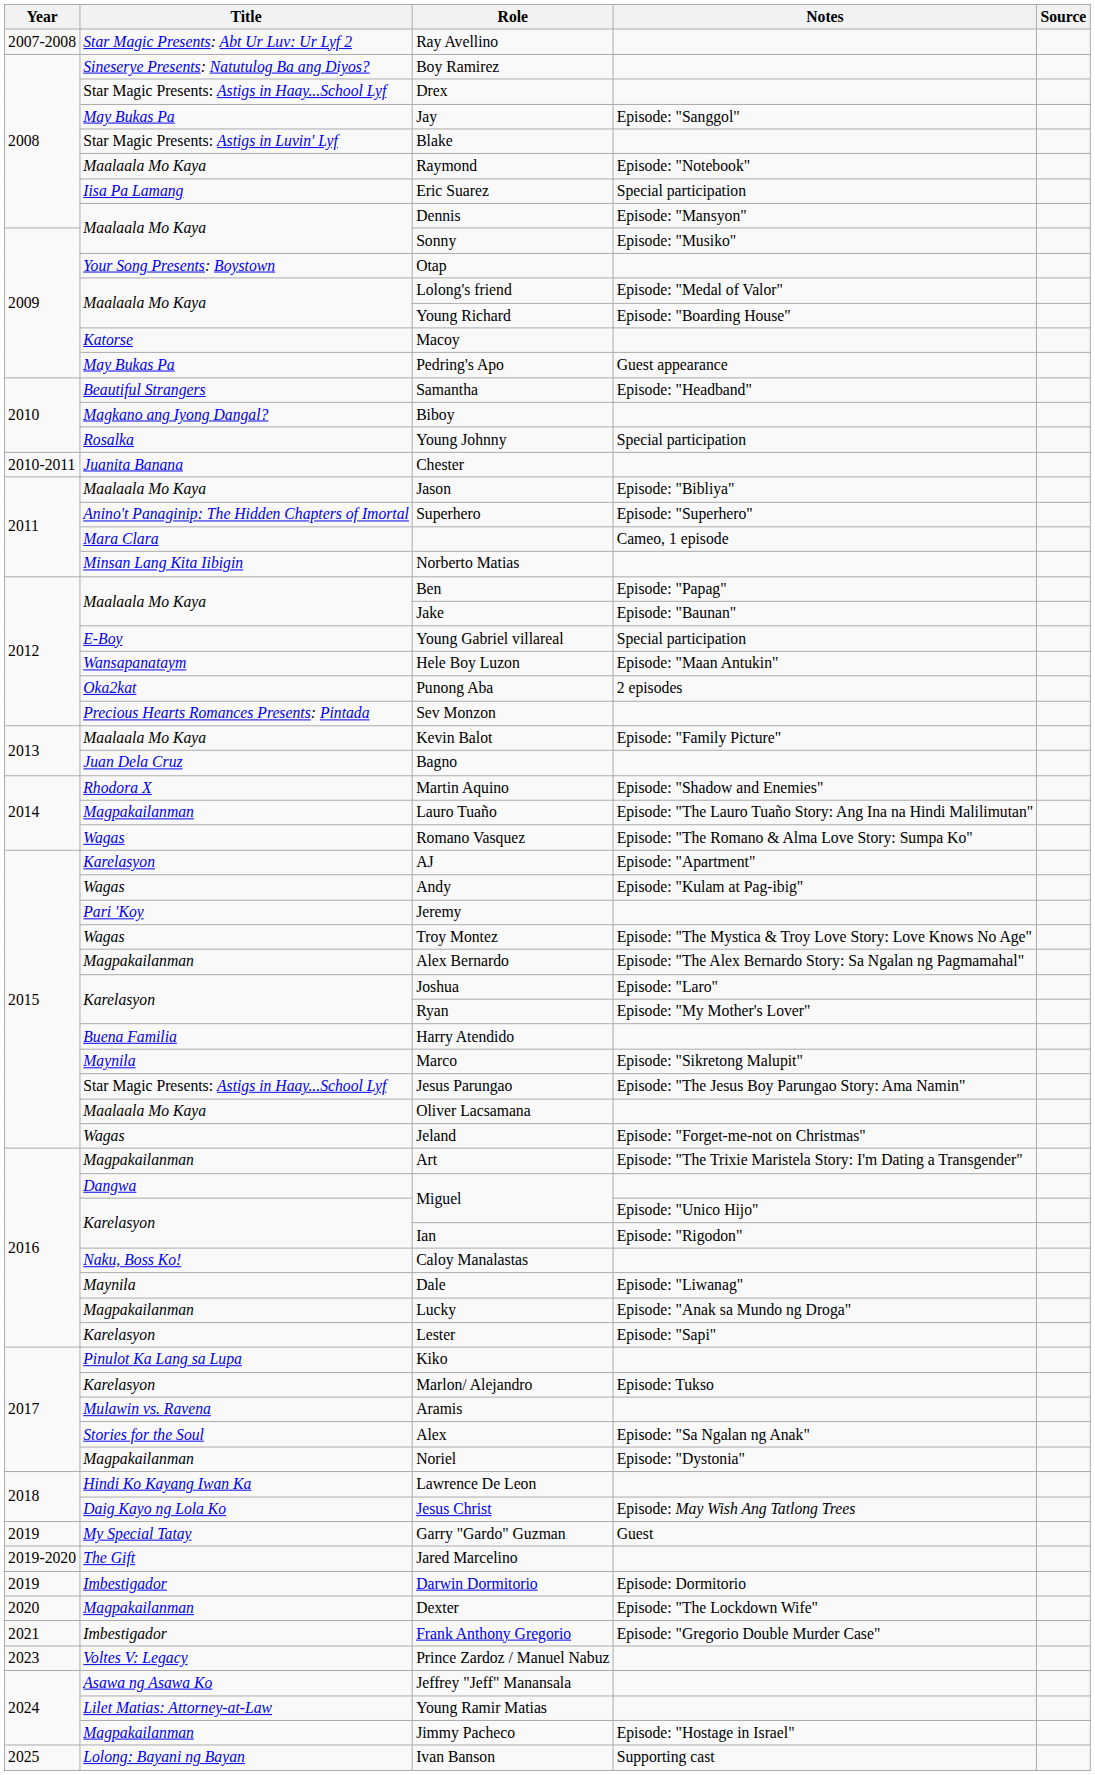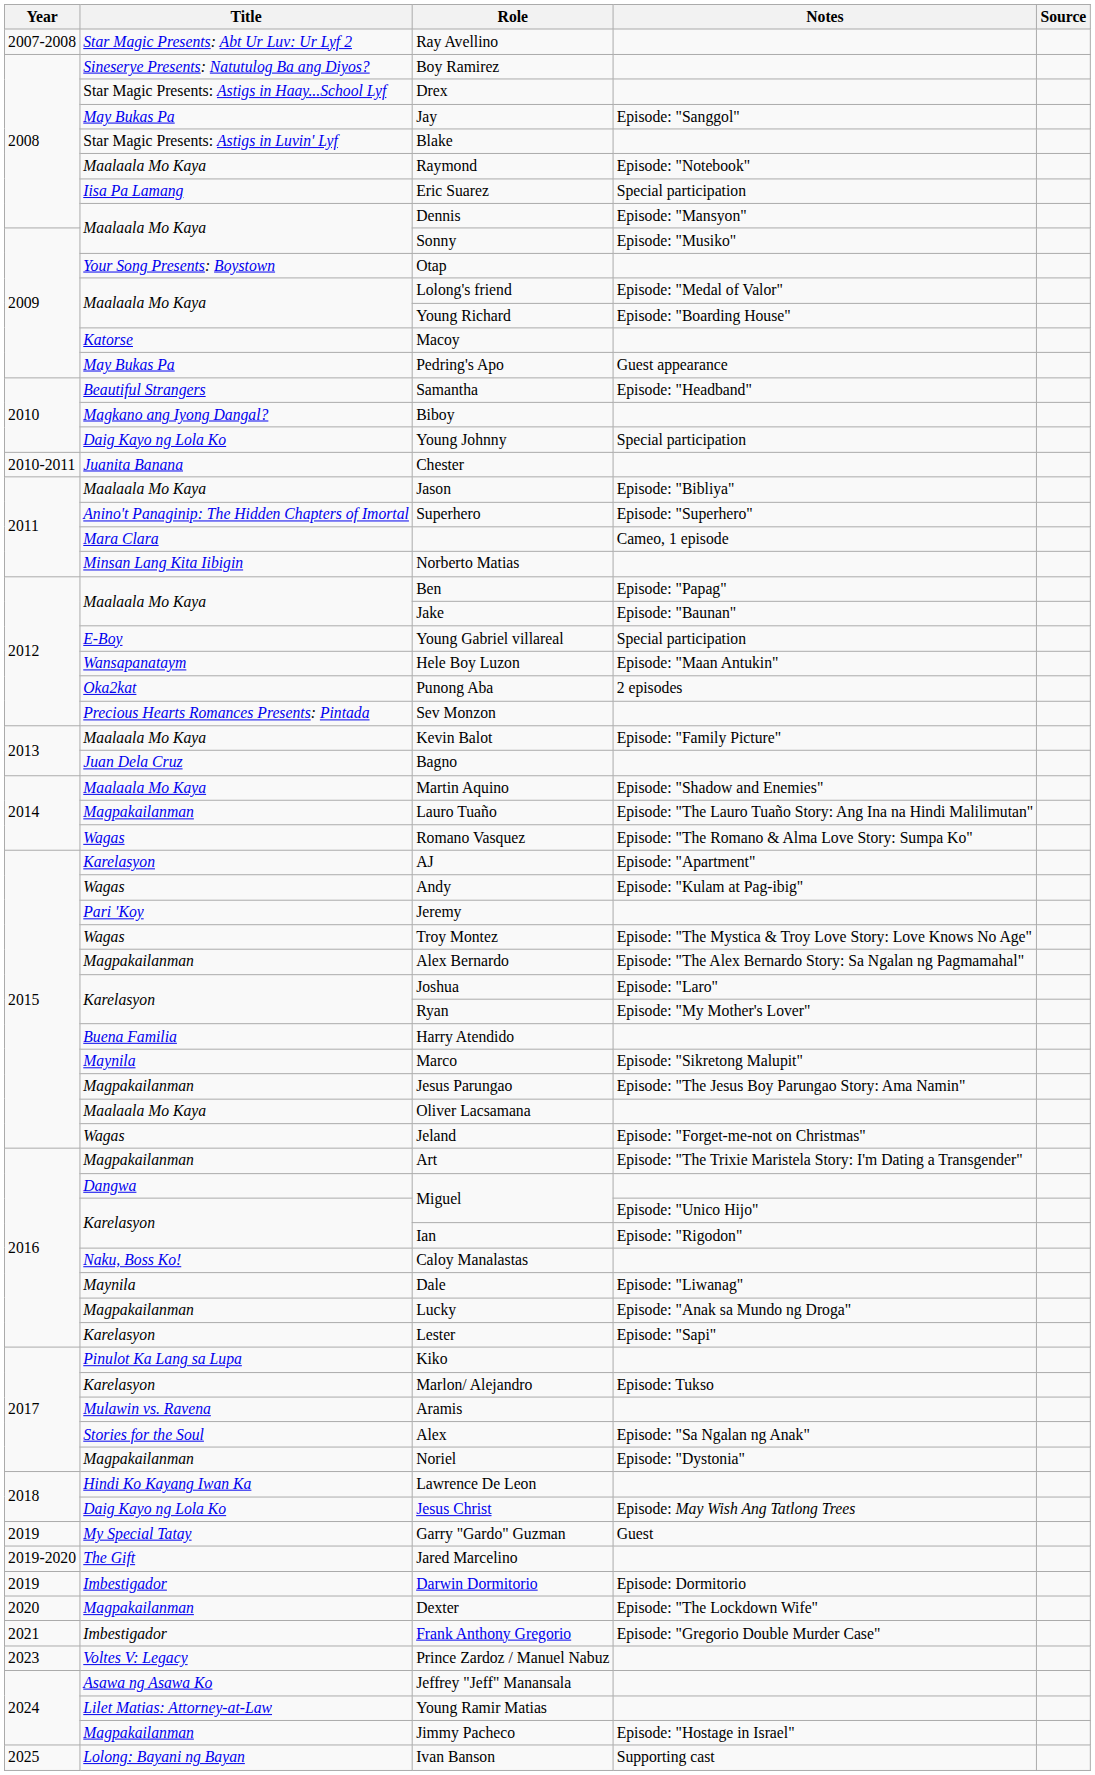(109, 439) Rosalka -> (155, 439) Daig Kayo ng Lola Ko
(117, 787) Rhodora X -> (145, 787) Maalaala Mo Kaya
(235, 1086) Star Magic Presents: Astigs in Haay...School Lyf -> (139, 1086) Magpakailanman
